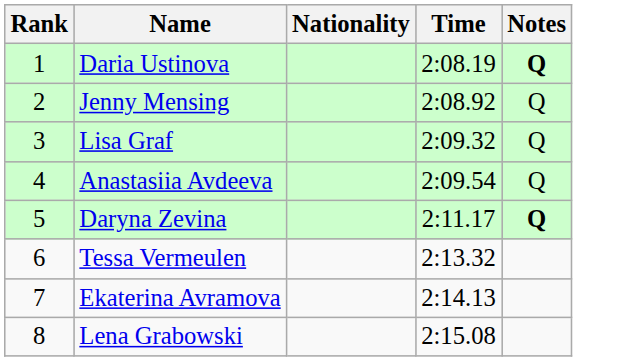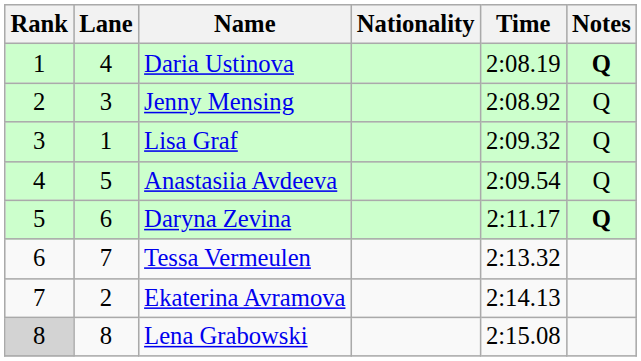+ column: (106, 24)
(39, 336) no background -> (39, 336) lightgrey background
